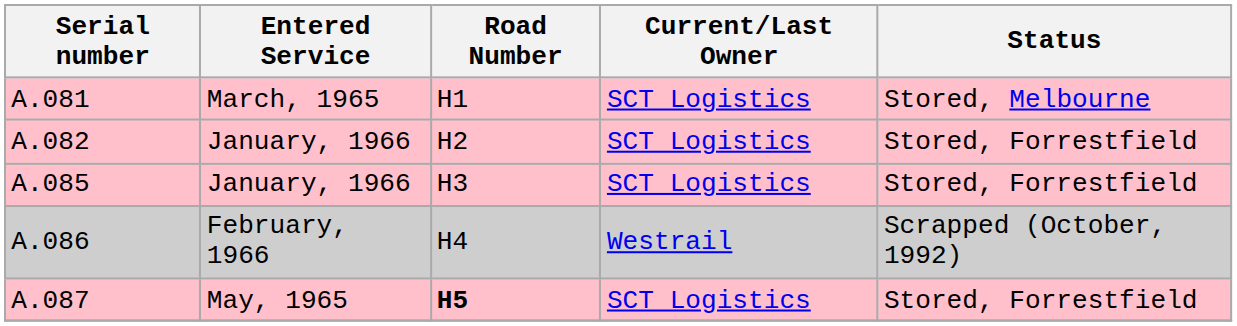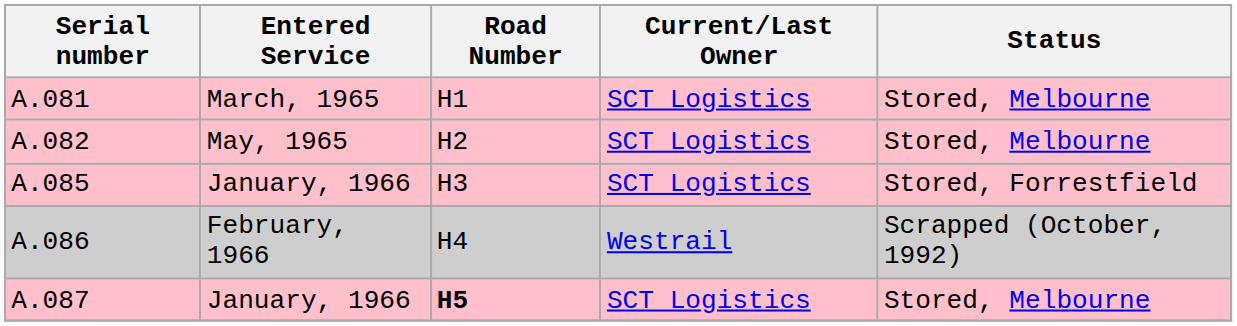(309, 142) January, 1966 -> (277, 142) May, 1965
(1041, 142) Stored, Forrestfield -> (1017, 142) Stored, Melbourne
(277, 300) May, 1965 -> (309, 300) January, 1966
(1041, 300) Stored, Forrestfield -> (1017, 300) Stored, Melbourne
